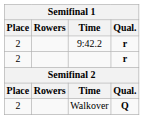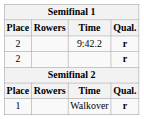(18, 106) 2 -> (18, 106) 1
(125, 106) Q -> (125, 106) r
